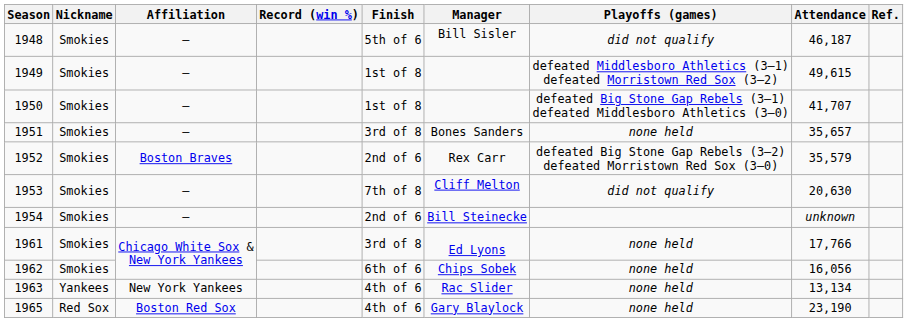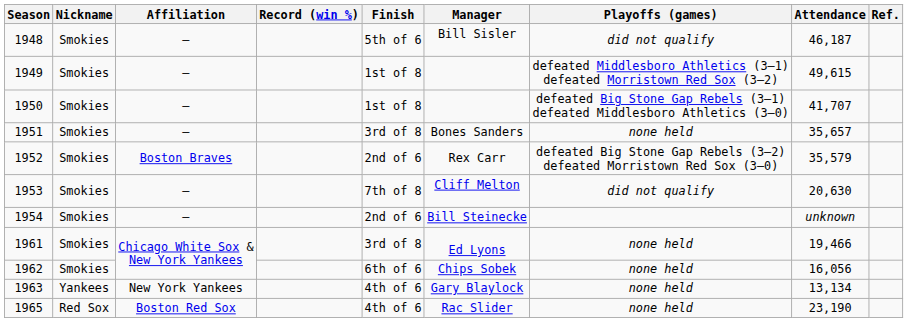(830, 243) 17,766 -> (830, 243) 19,466
(477, 289) Rac Slider -> (477, 289) Gary Blaylock
(477, 308) Gary Blaylock -> (477, 308) Rac Slider
